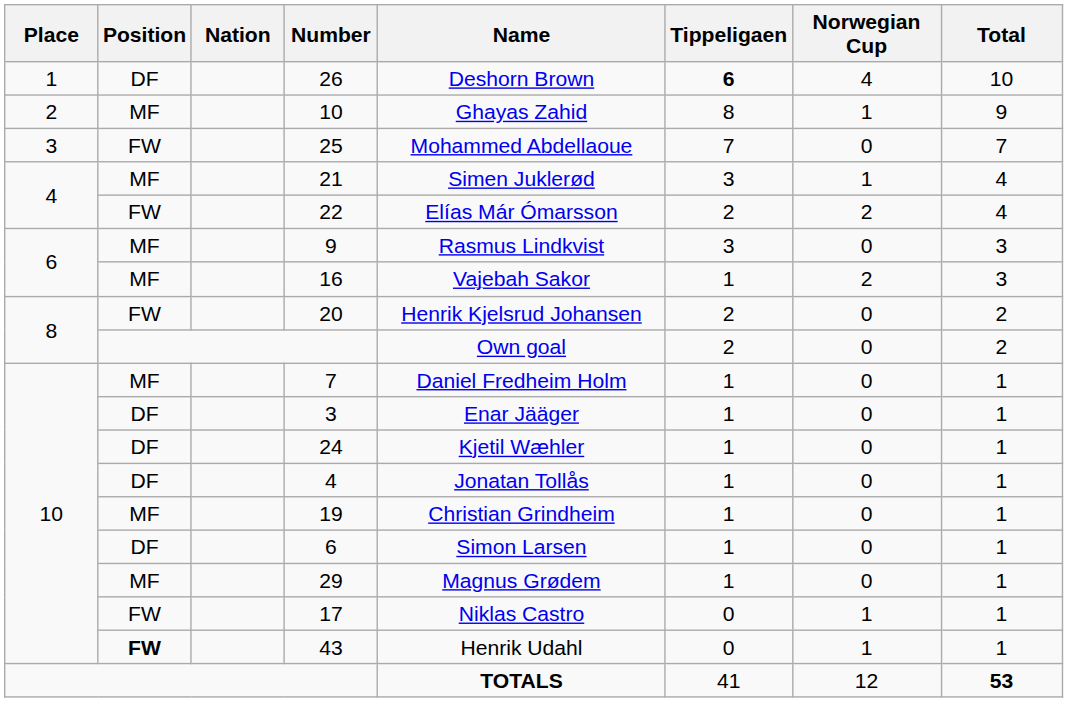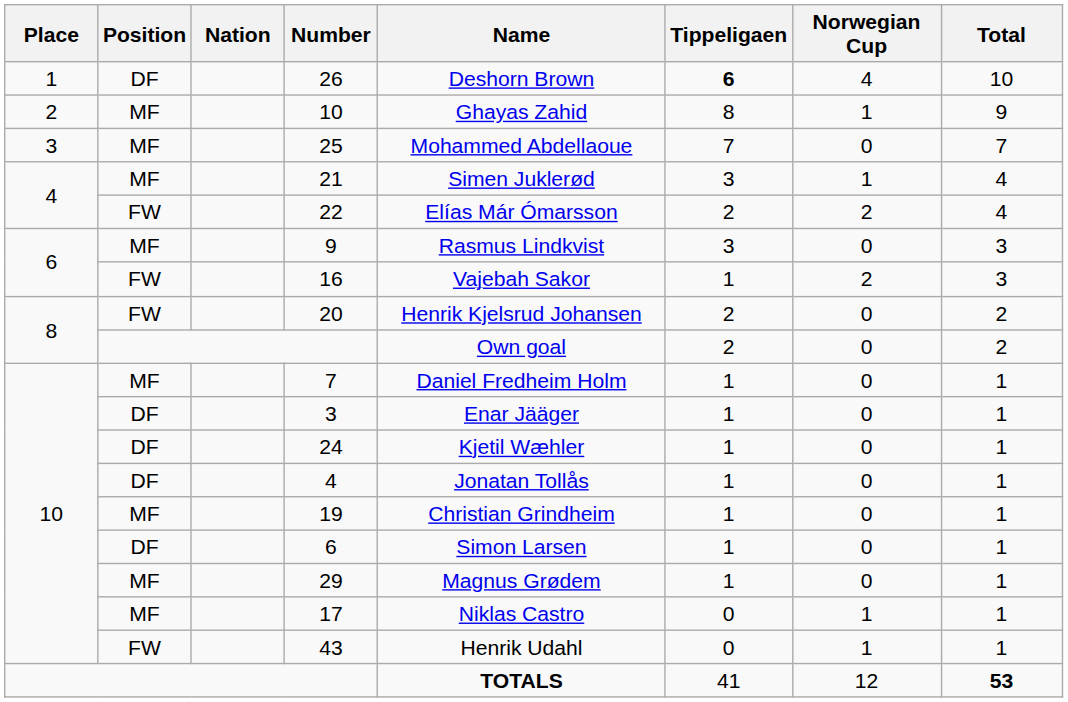(145, 146) FW -> (145, 146) MF
(145, 279) MF -> (145, 279) FW
(145, 614) FW -> (145, 614) MF
(145, 647) bold -> (145, 647) normal
